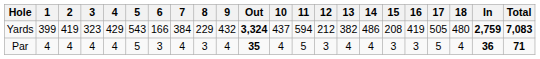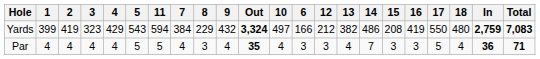columns swapped: (160, 12) <-> (303, 12)
(281, 29) 437 -> (281, 29) 497
(438, 29) 505 -> (438, 29) 550
(371, 46) 4 -> (371, 46) 7
